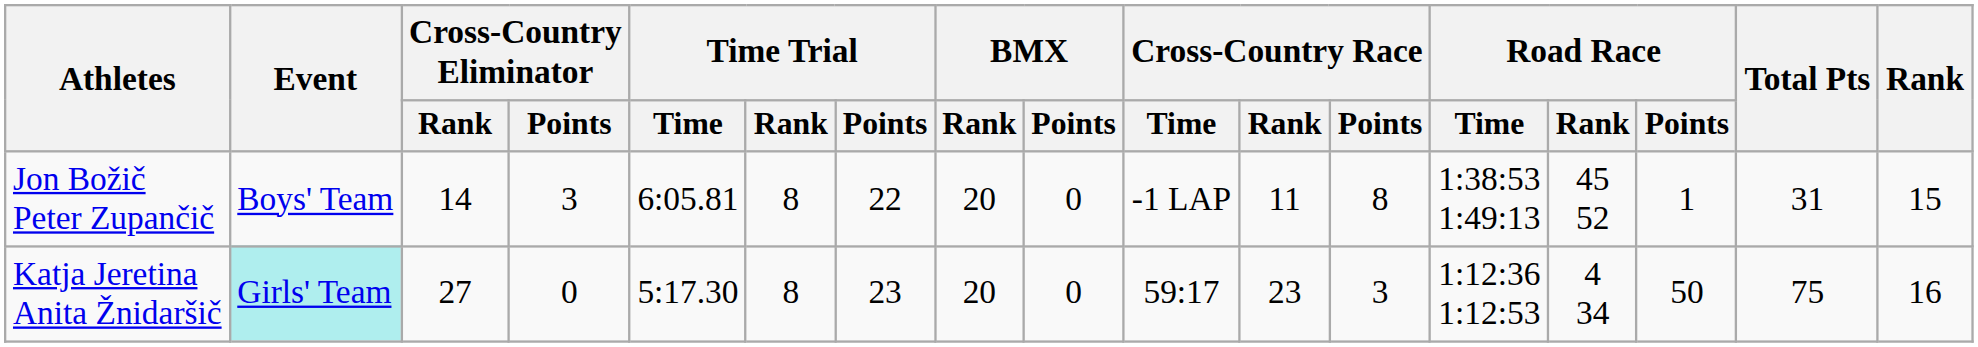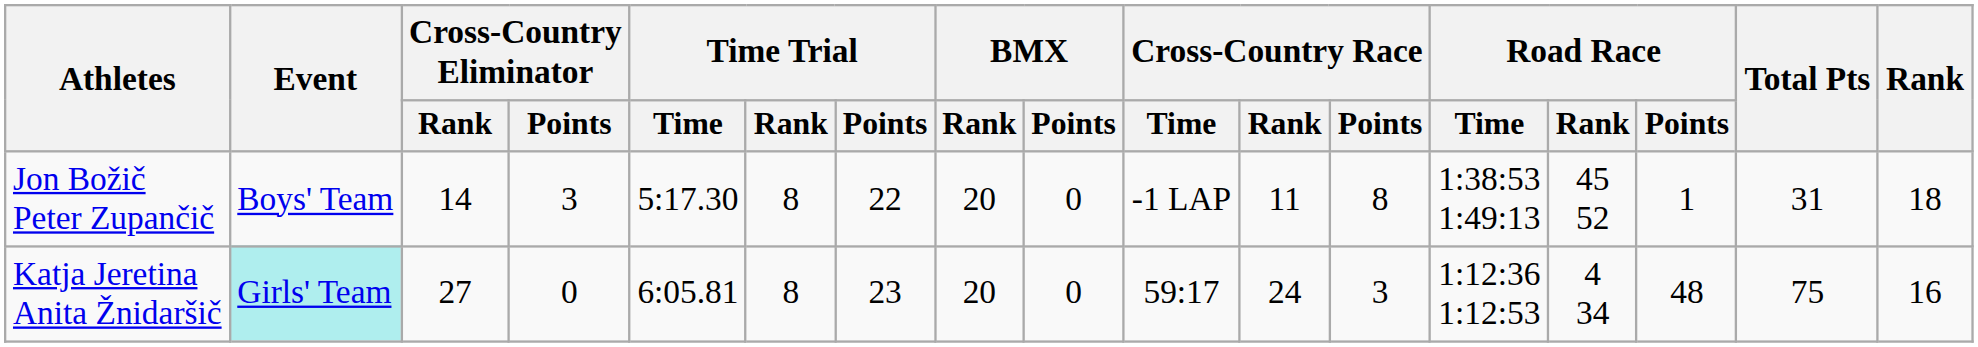(688, 198) 6:05.81 -> (688, 198) 5:17.30
(1925, 198) 15 -> (1925, 198) 18
(688, 293) 5:17.30 -> (688, 293) 6:05.81
(1285, 293) 23 -> (1285, 293) 24
(1687, 293) 50 -> (1687, 293) 48
